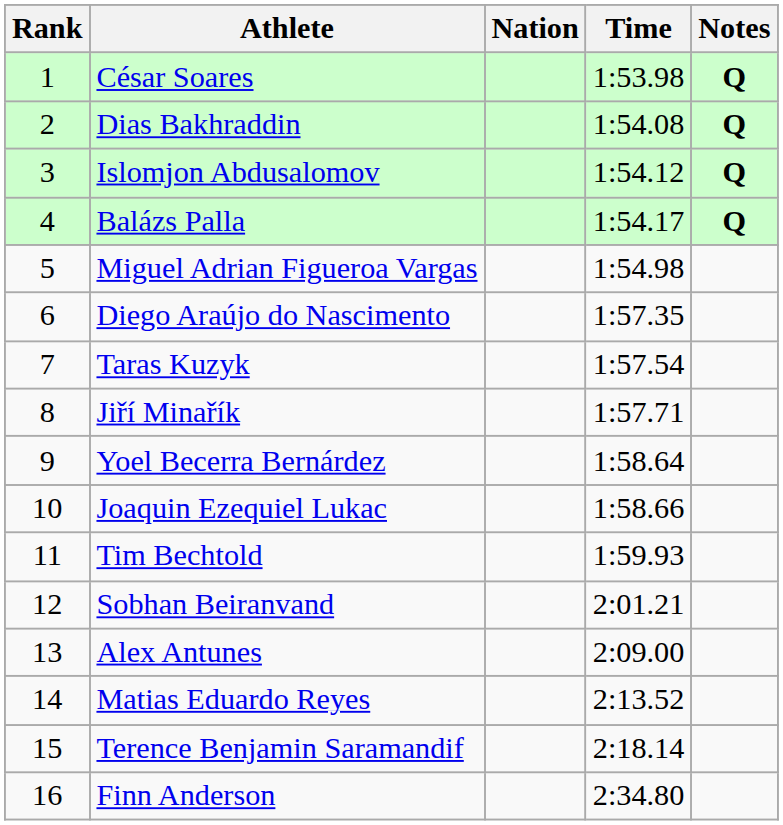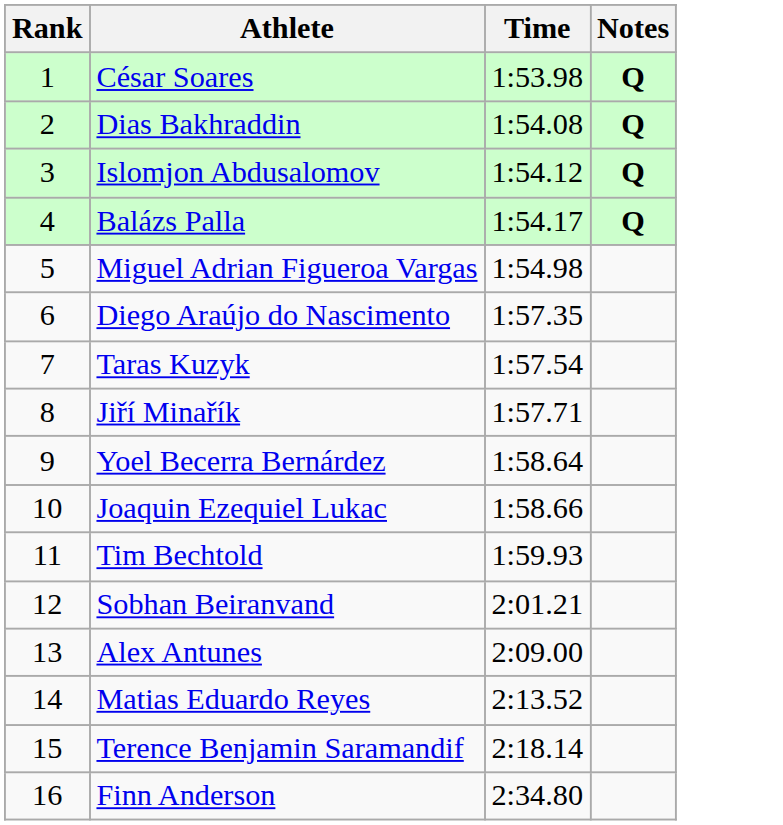- column: (535, 28)
